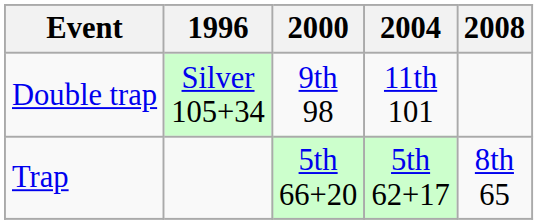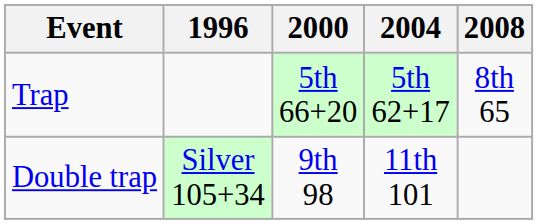rows swapped: (85, 94) <-> (40, 177)
